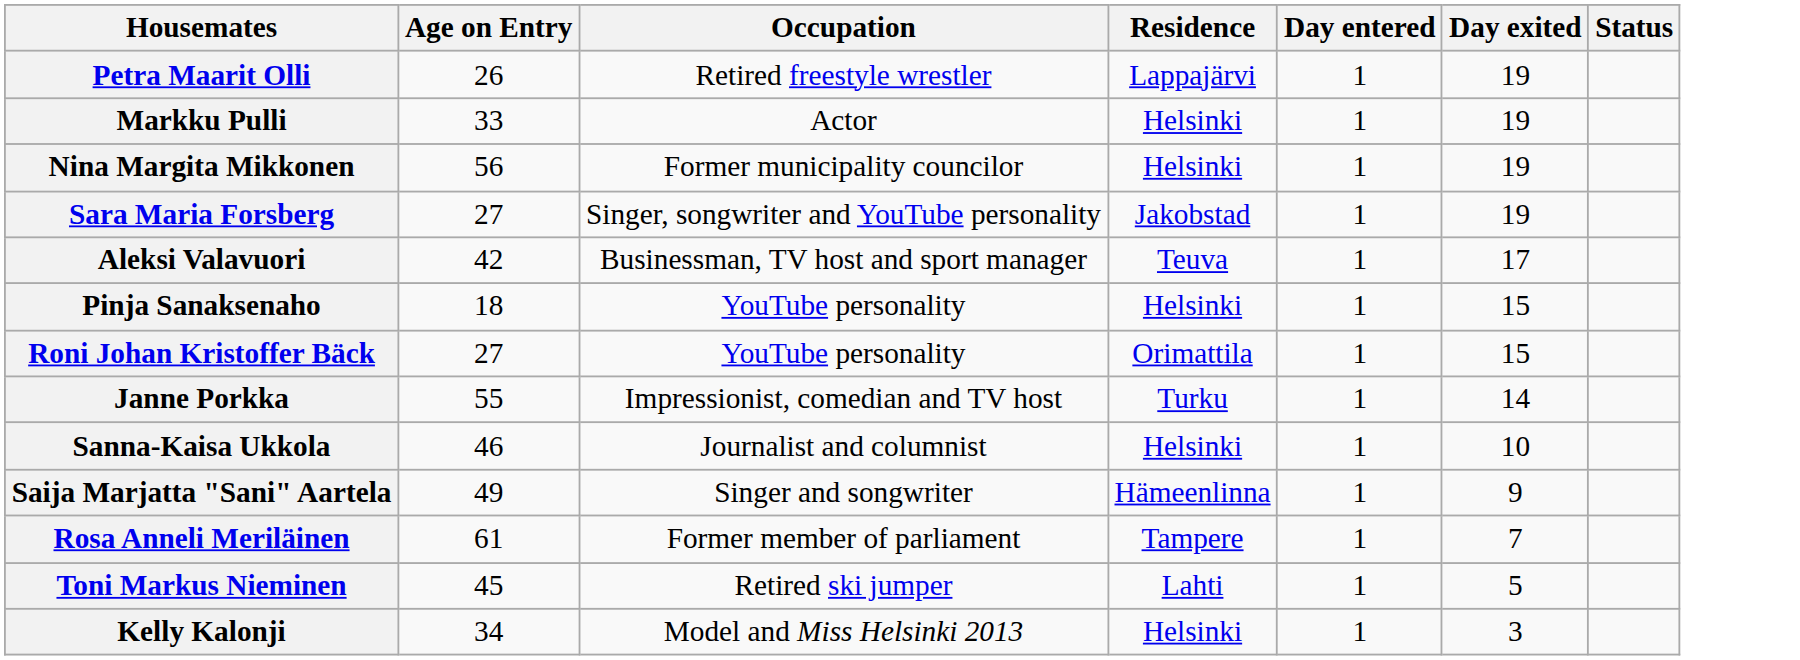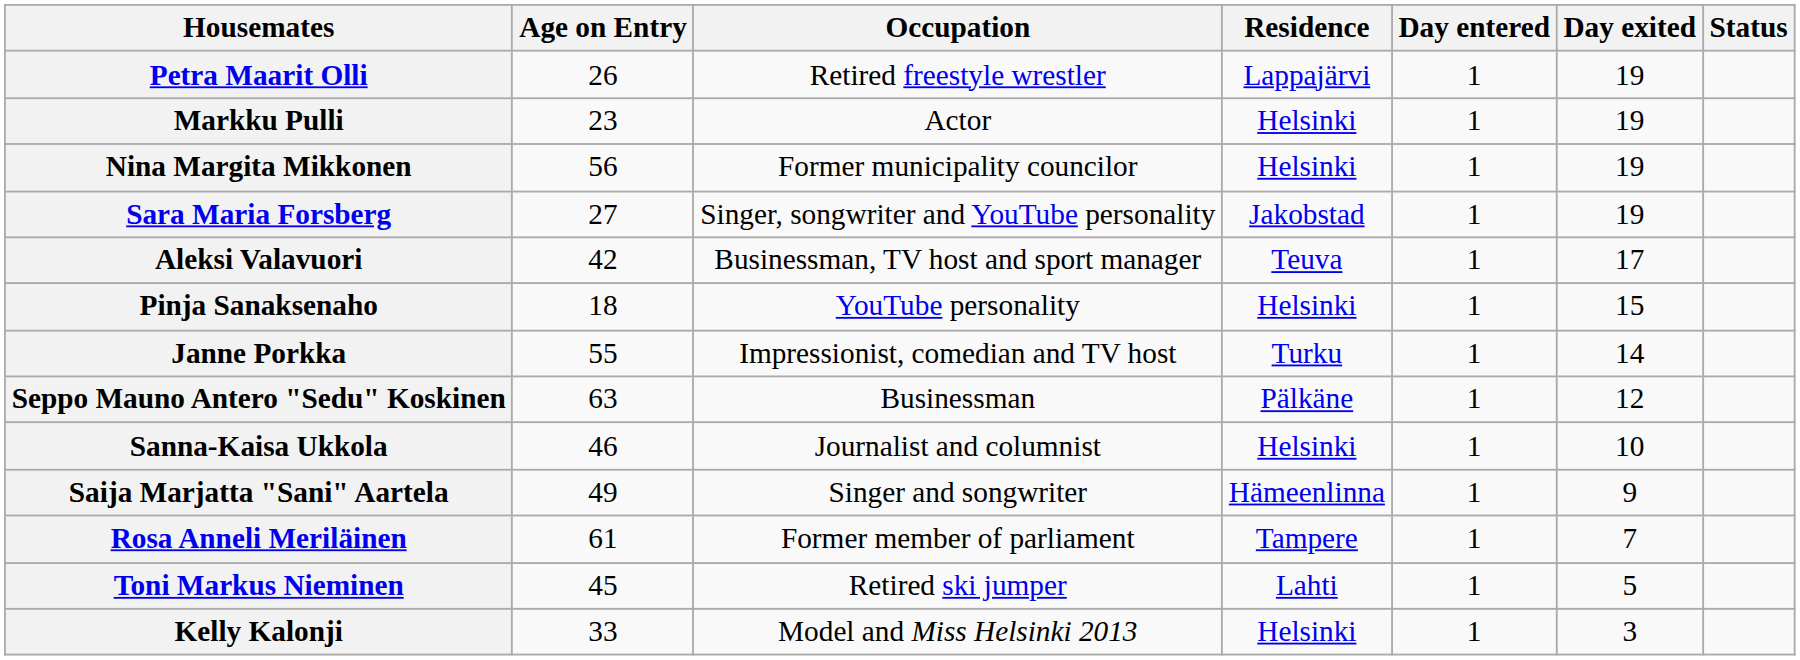(489, 120) 33 -> (603, 120) 23
- row: (202, 352)
+ row: (259, 399)
(489, 631) 34 -> (603, 631) 33
